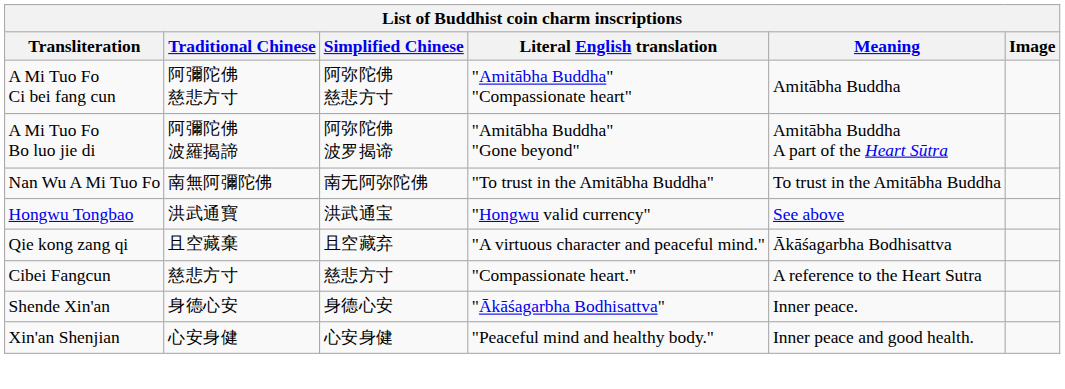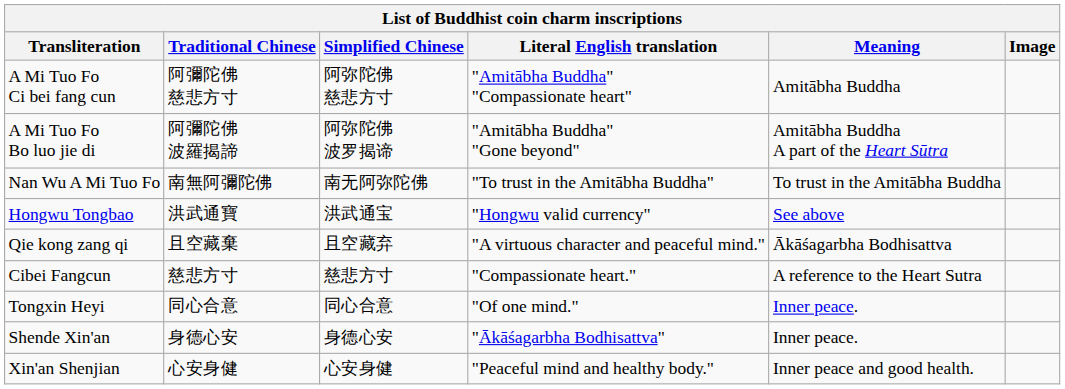+ row: (57, 306)
